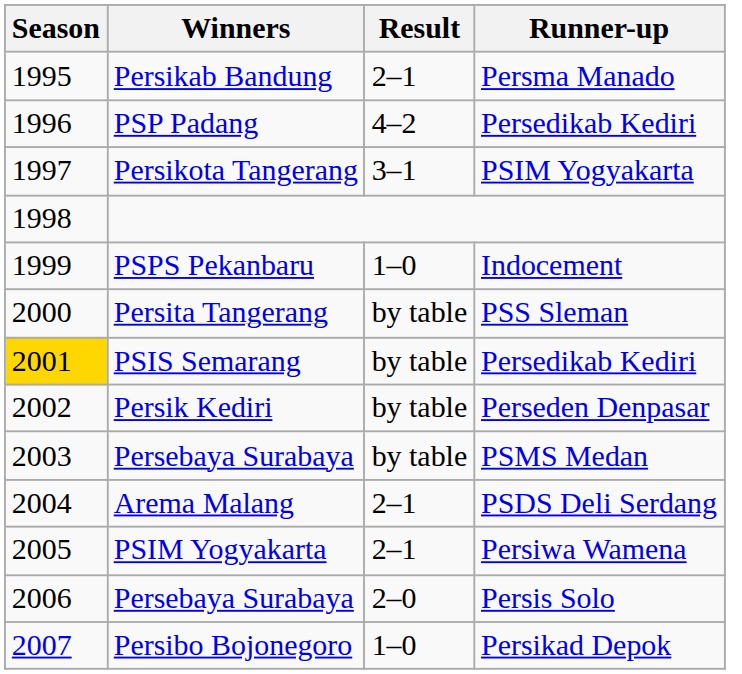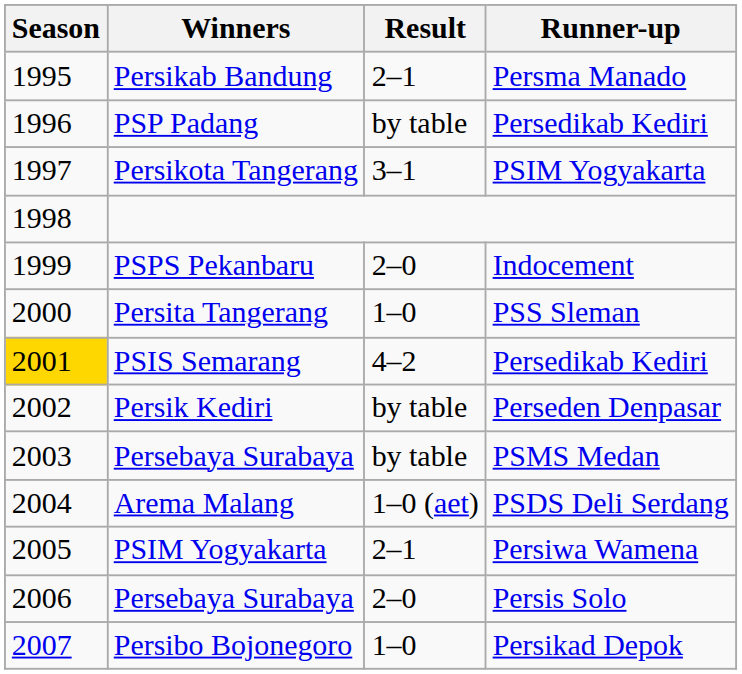(394, 123) 4–2 -> (419, 123) by table
(394, 265) 1–0 -> (394, 265) 2–0
(419, 312) by table -> (394, 312) 1–0
(419, 360) by table -> (394, 360) 4–2
(394, 502) 2–1 -> (425, 502) 1–0 (aet)
